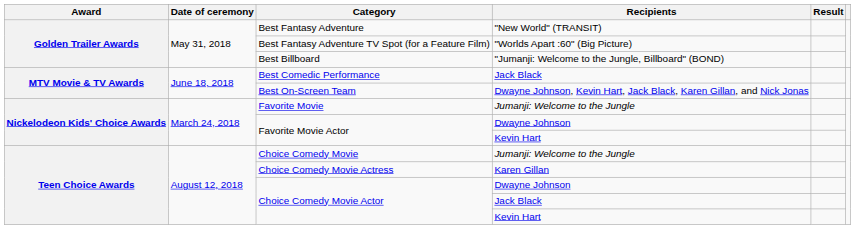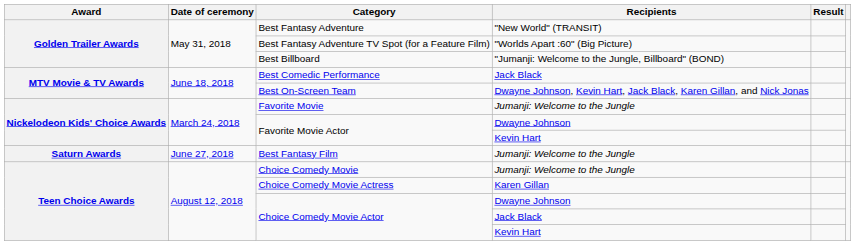+ row: (298, 153)
